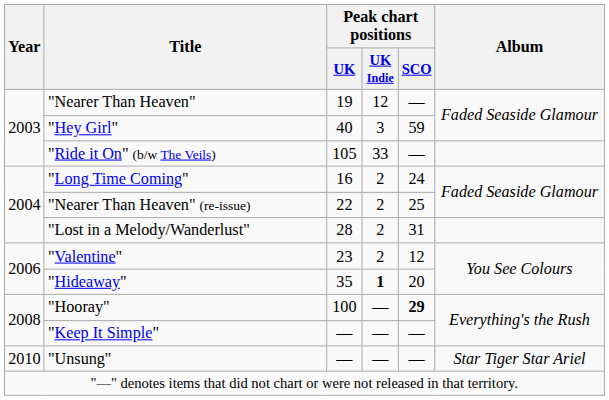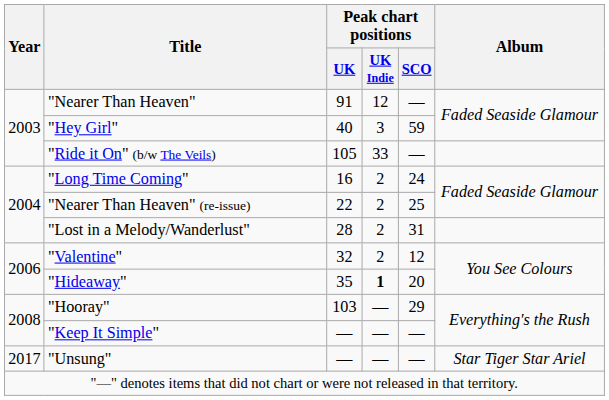(344, 102) 19 -> (344, 102) 91
(344, 256) 23 -> (344, 256) 32
(344, 307) 100 -> (344, 307) 103
(417, 307) bold -> (417, 307) normal
(24, 358) 2010 -> (24, 358) 2017
